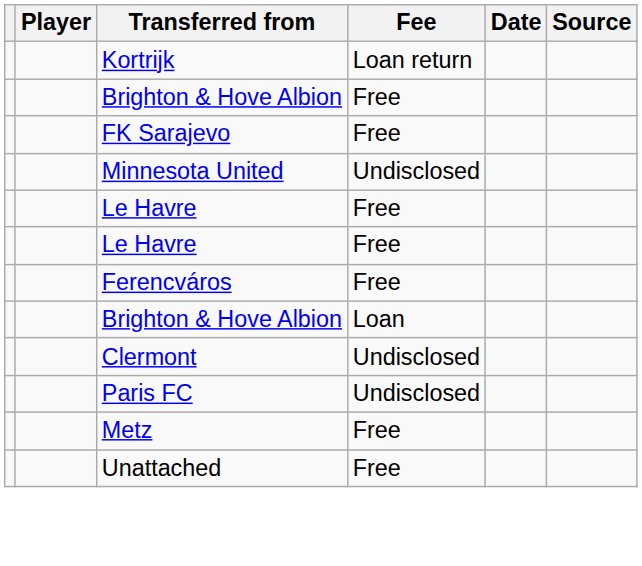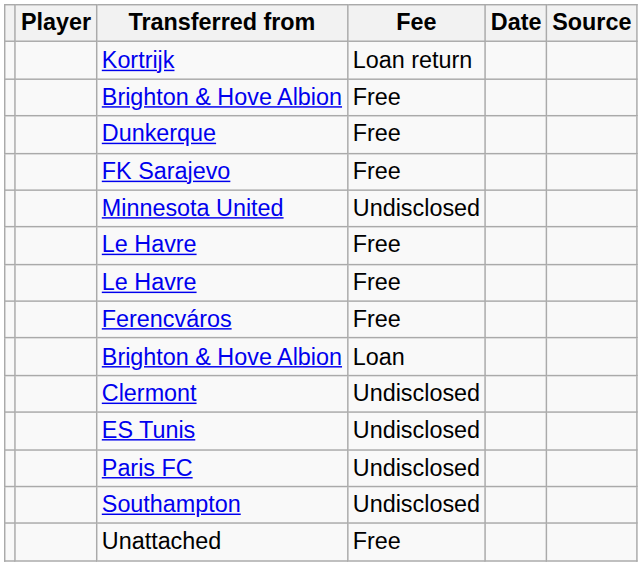+ row: (159, 134)
+ row: (149, 430)
- row: (127, 430)
+ row: (171, 504)
